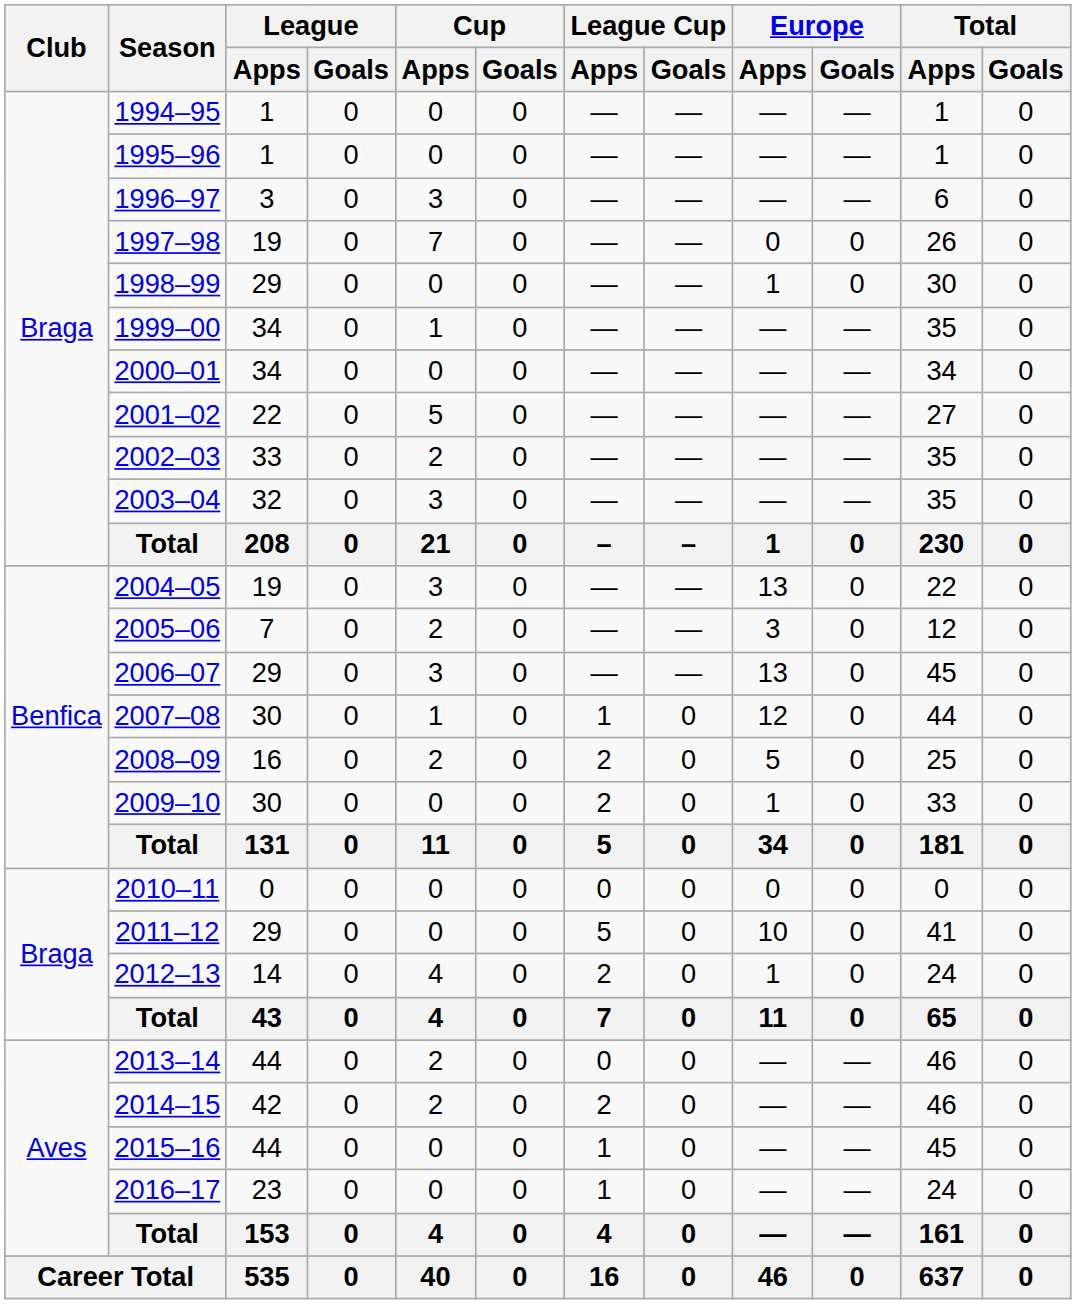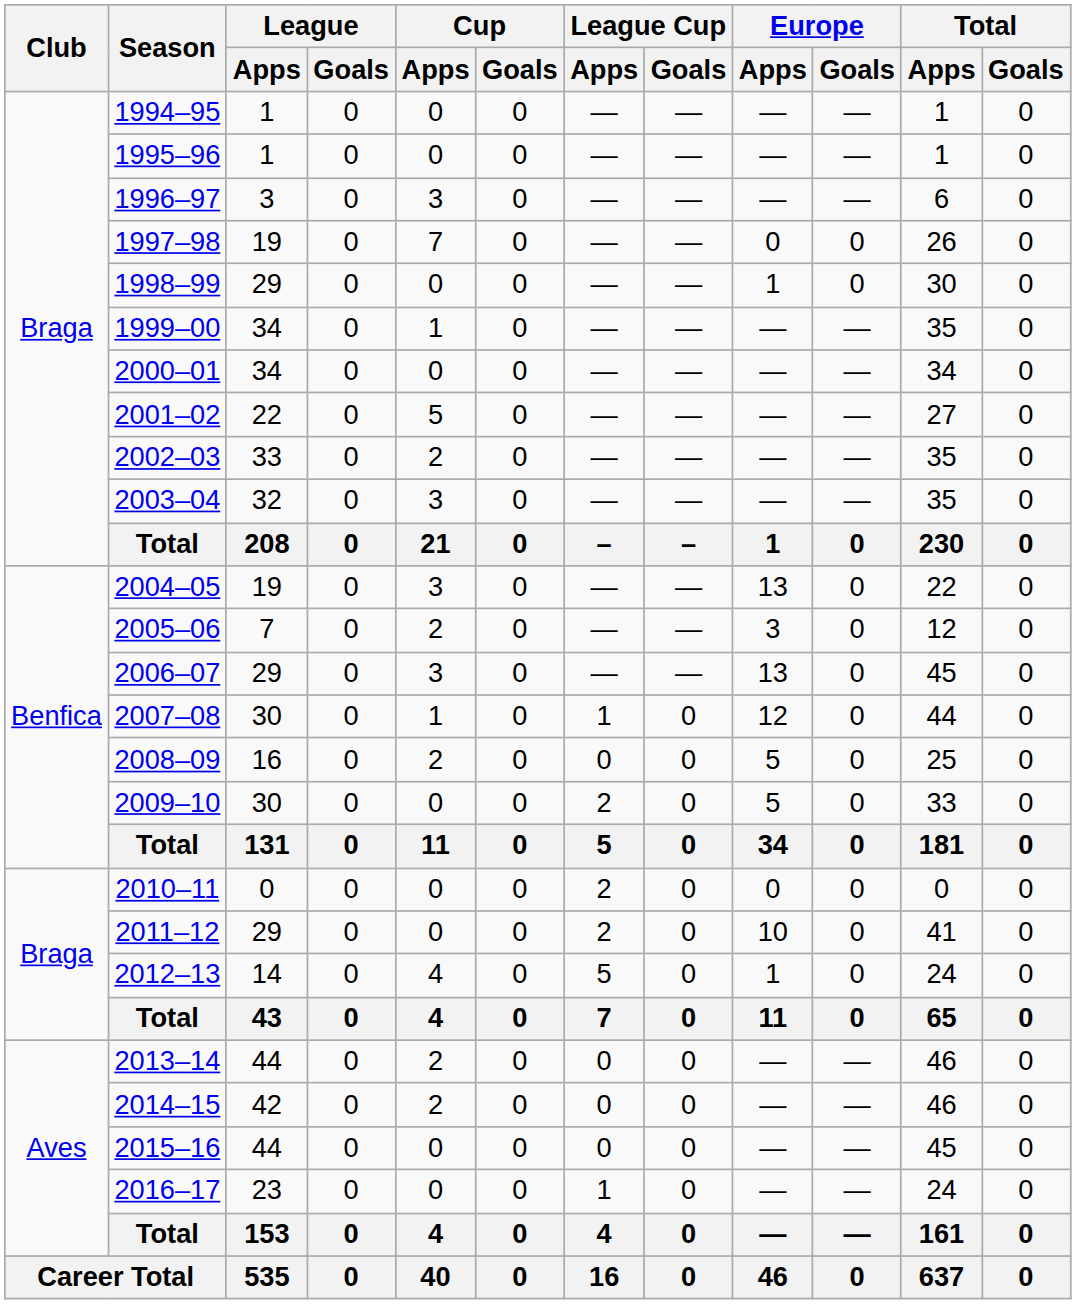(604, 759) 2 -> (604, 759) 0
(773, 802) 1 -> (773, 802) 5
(604, 888) 0 -> (604, 888) 2
(604, 931) 5 -> (604, 931) 2
(604, 975) 2 -> (604, 975) 5
(604, 1104) 2 -> (604, 1104) 0
(604, 1147) 1 -> (604, 1147) 0
